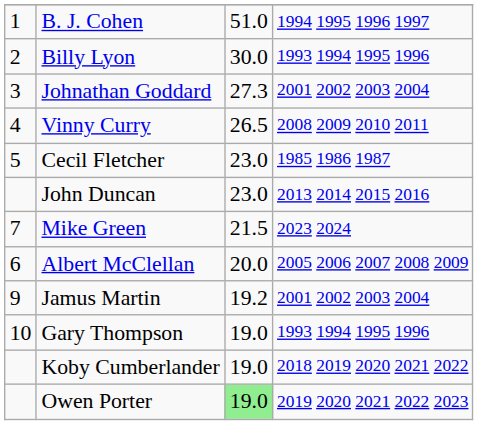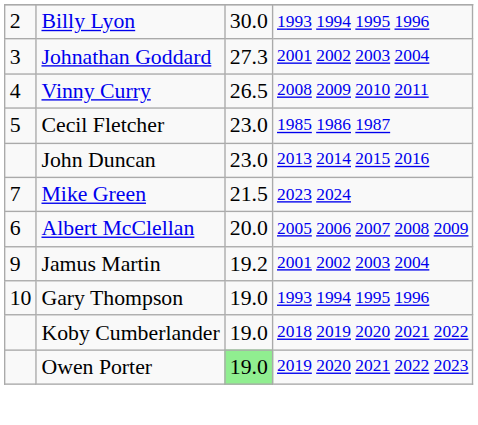- row: (92, 21)
